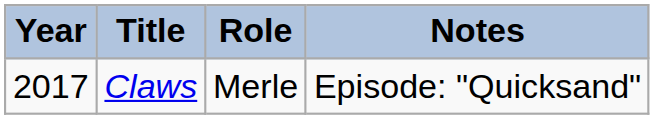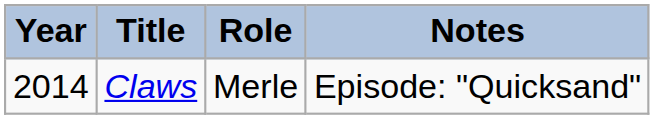(51, 85) 2017 -> (51, 85) 2014
